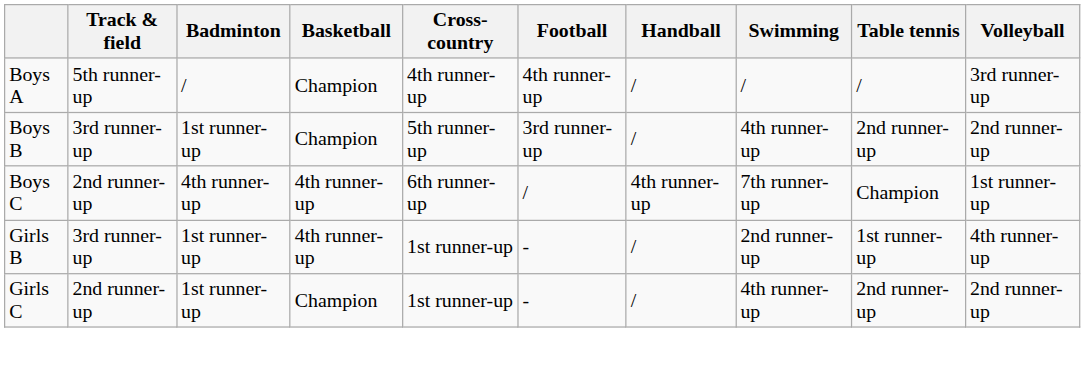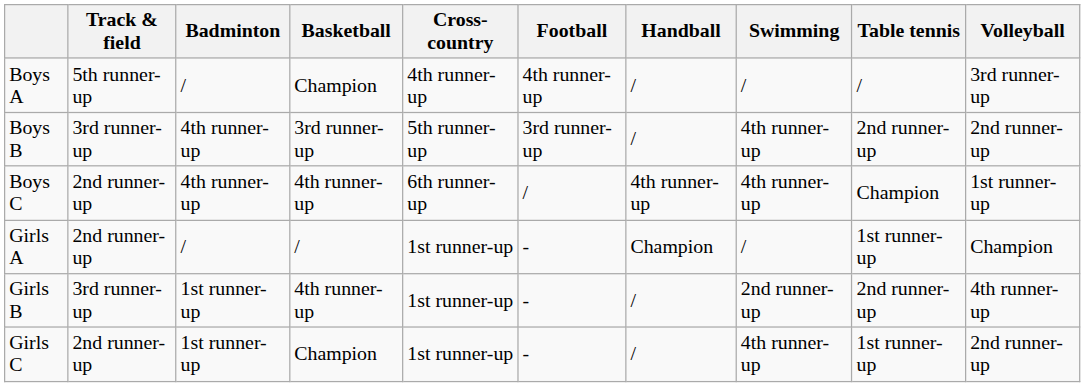(224, 138) 1st runner-up -> (225, 138) 4th runner-up
(336, 138) Champion -> (339, 138) 3rd runner-up
(785, 192) 7th runner-up -> (785, 192) 4th runner-up
+ row: (29, 246)
(899, 246) 1st runner-up -> (903, 300) 2nd runner-up
(903, 300) 2nd runner-up -> (900, 354) 1st runner-up
